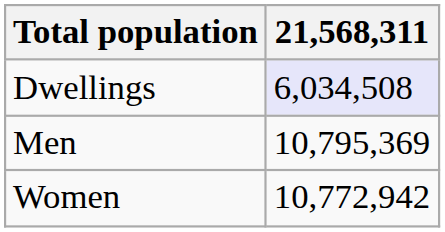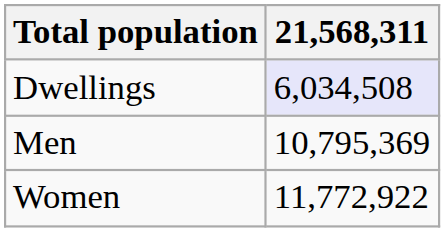(352, 197) 10,772,942 -> (351, 197) 11,772,922
